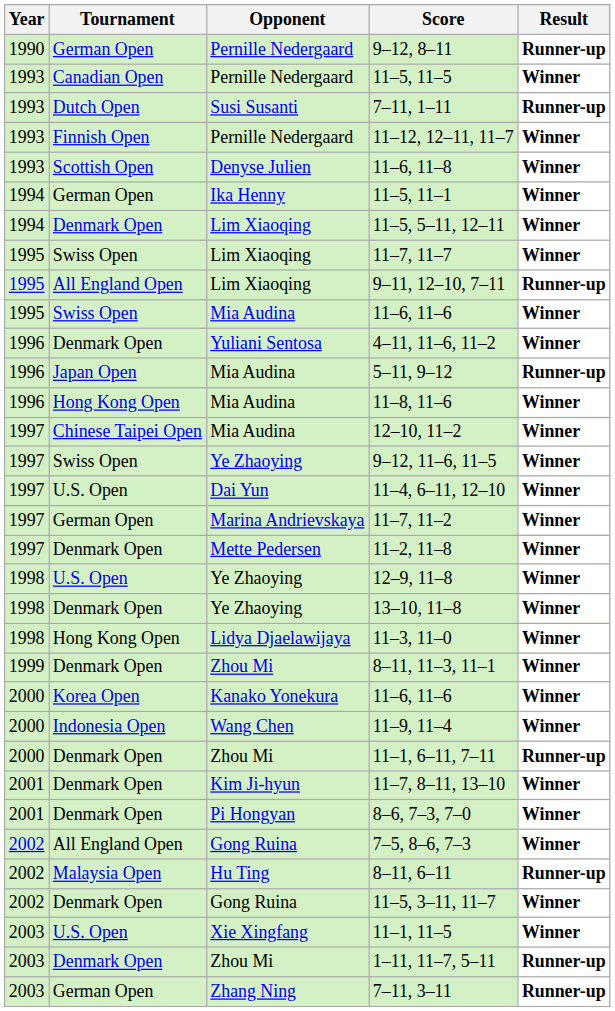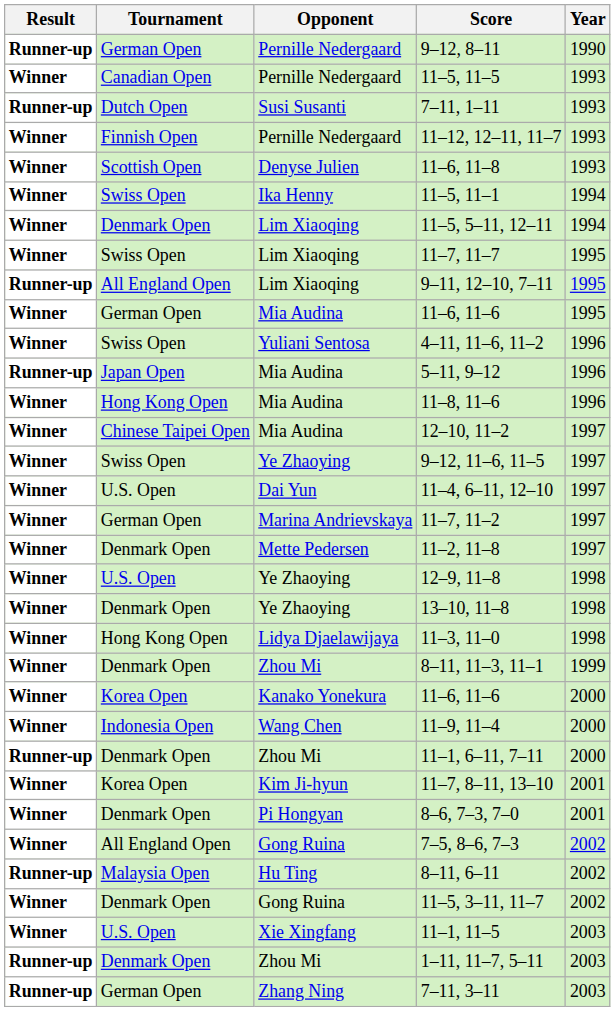columns swapped: (27, 19) <-> (564, 19)
(103, 196) German Open -> (143, 196) Swiss Open
(95, 314) Swiss Open -> (151, 314) German Open
(108, 343) Denmark Open -> (143, 343) Swiss Open
(108, 785) Denmark Open -> (144, 785) Korea Open
